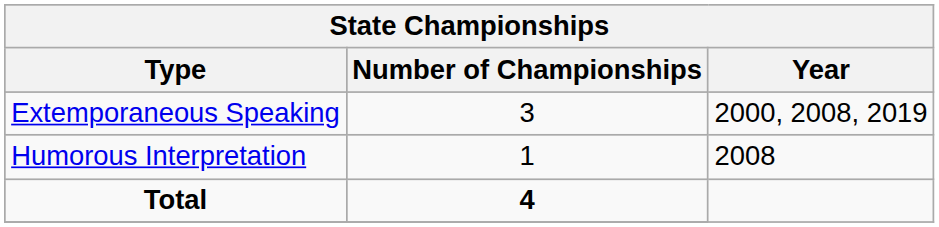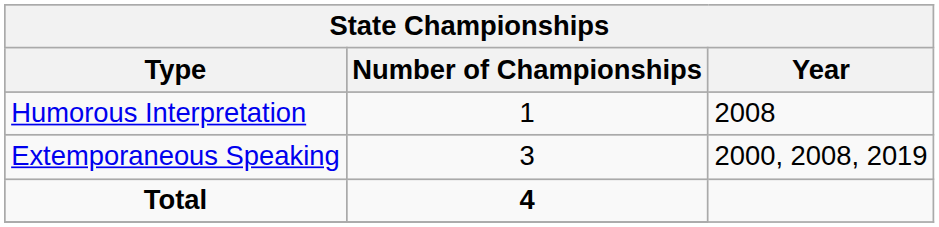rows swapped: (159, 156) <-> (175, 112)
